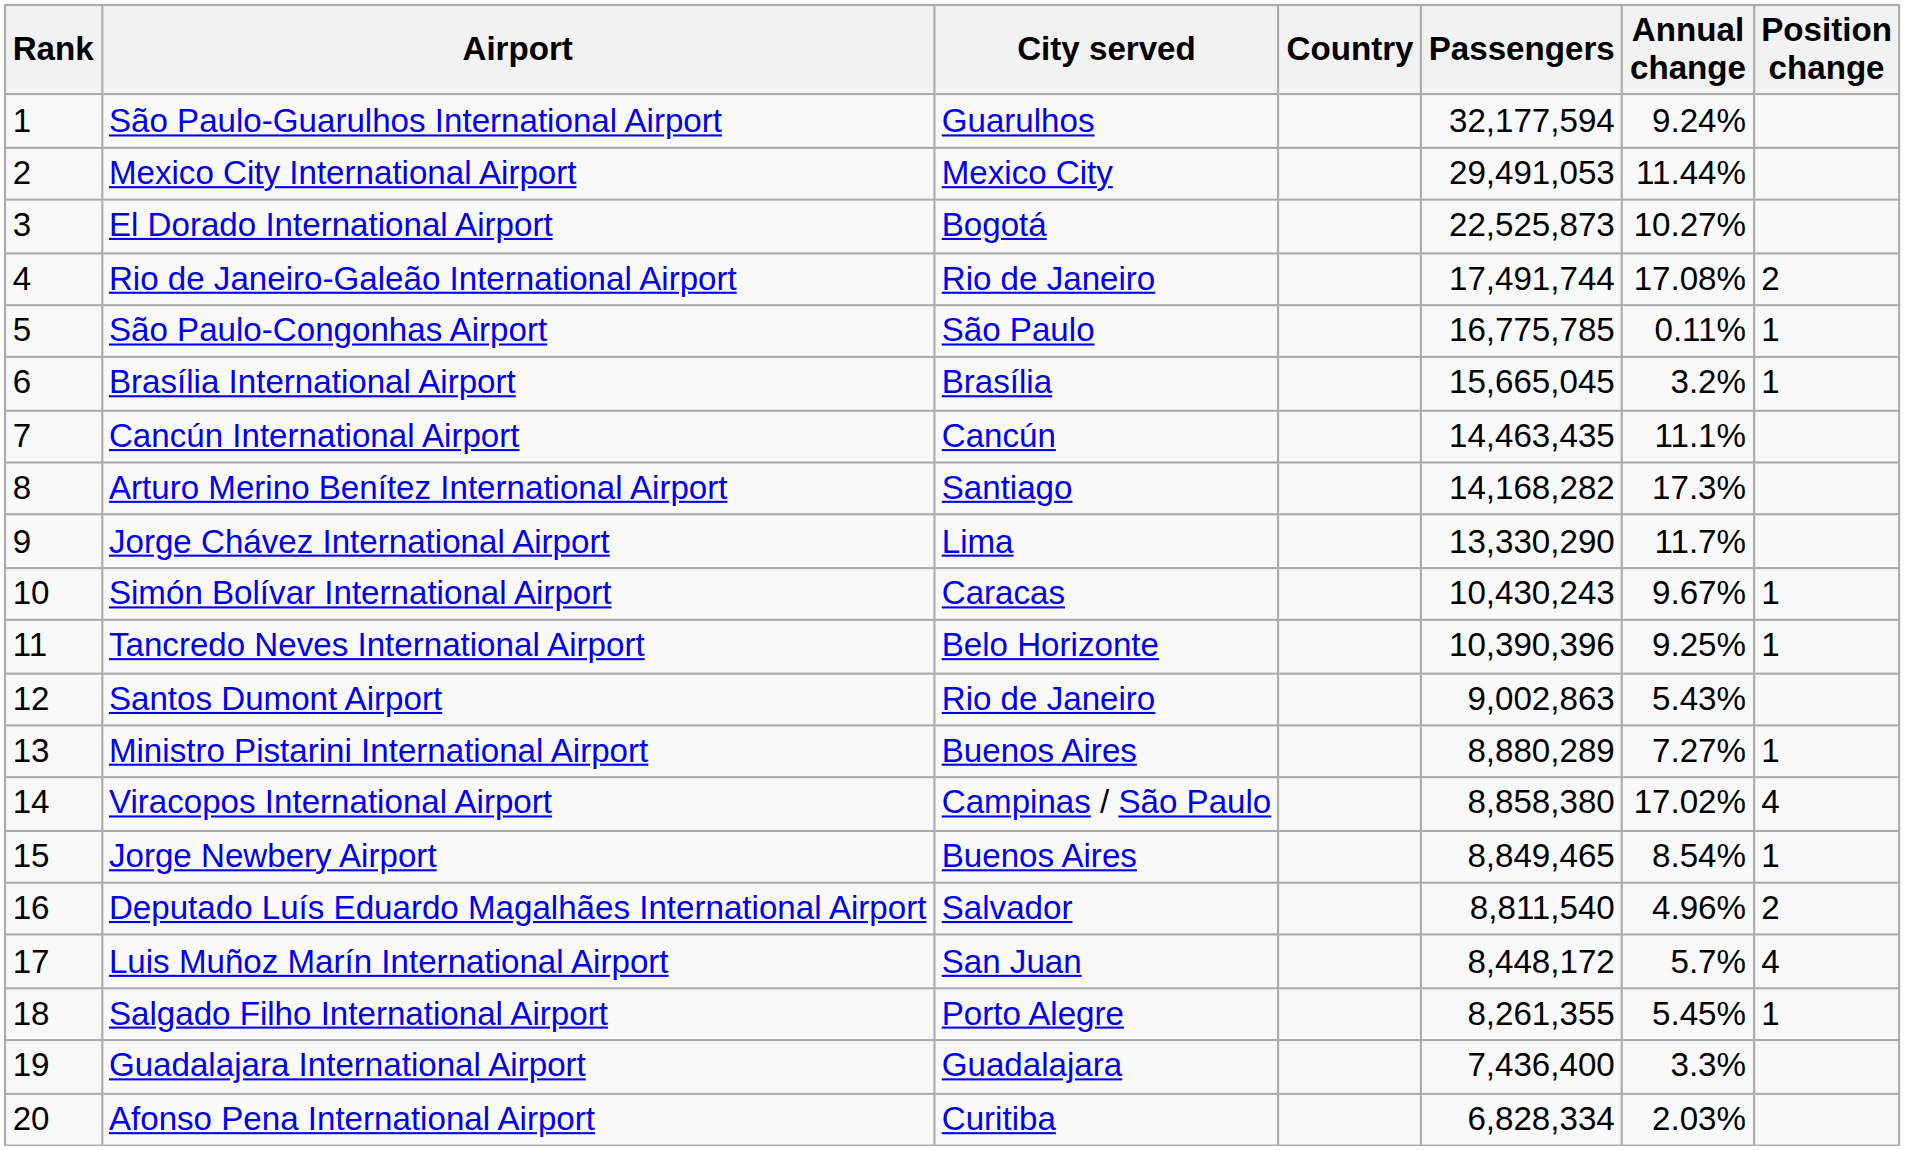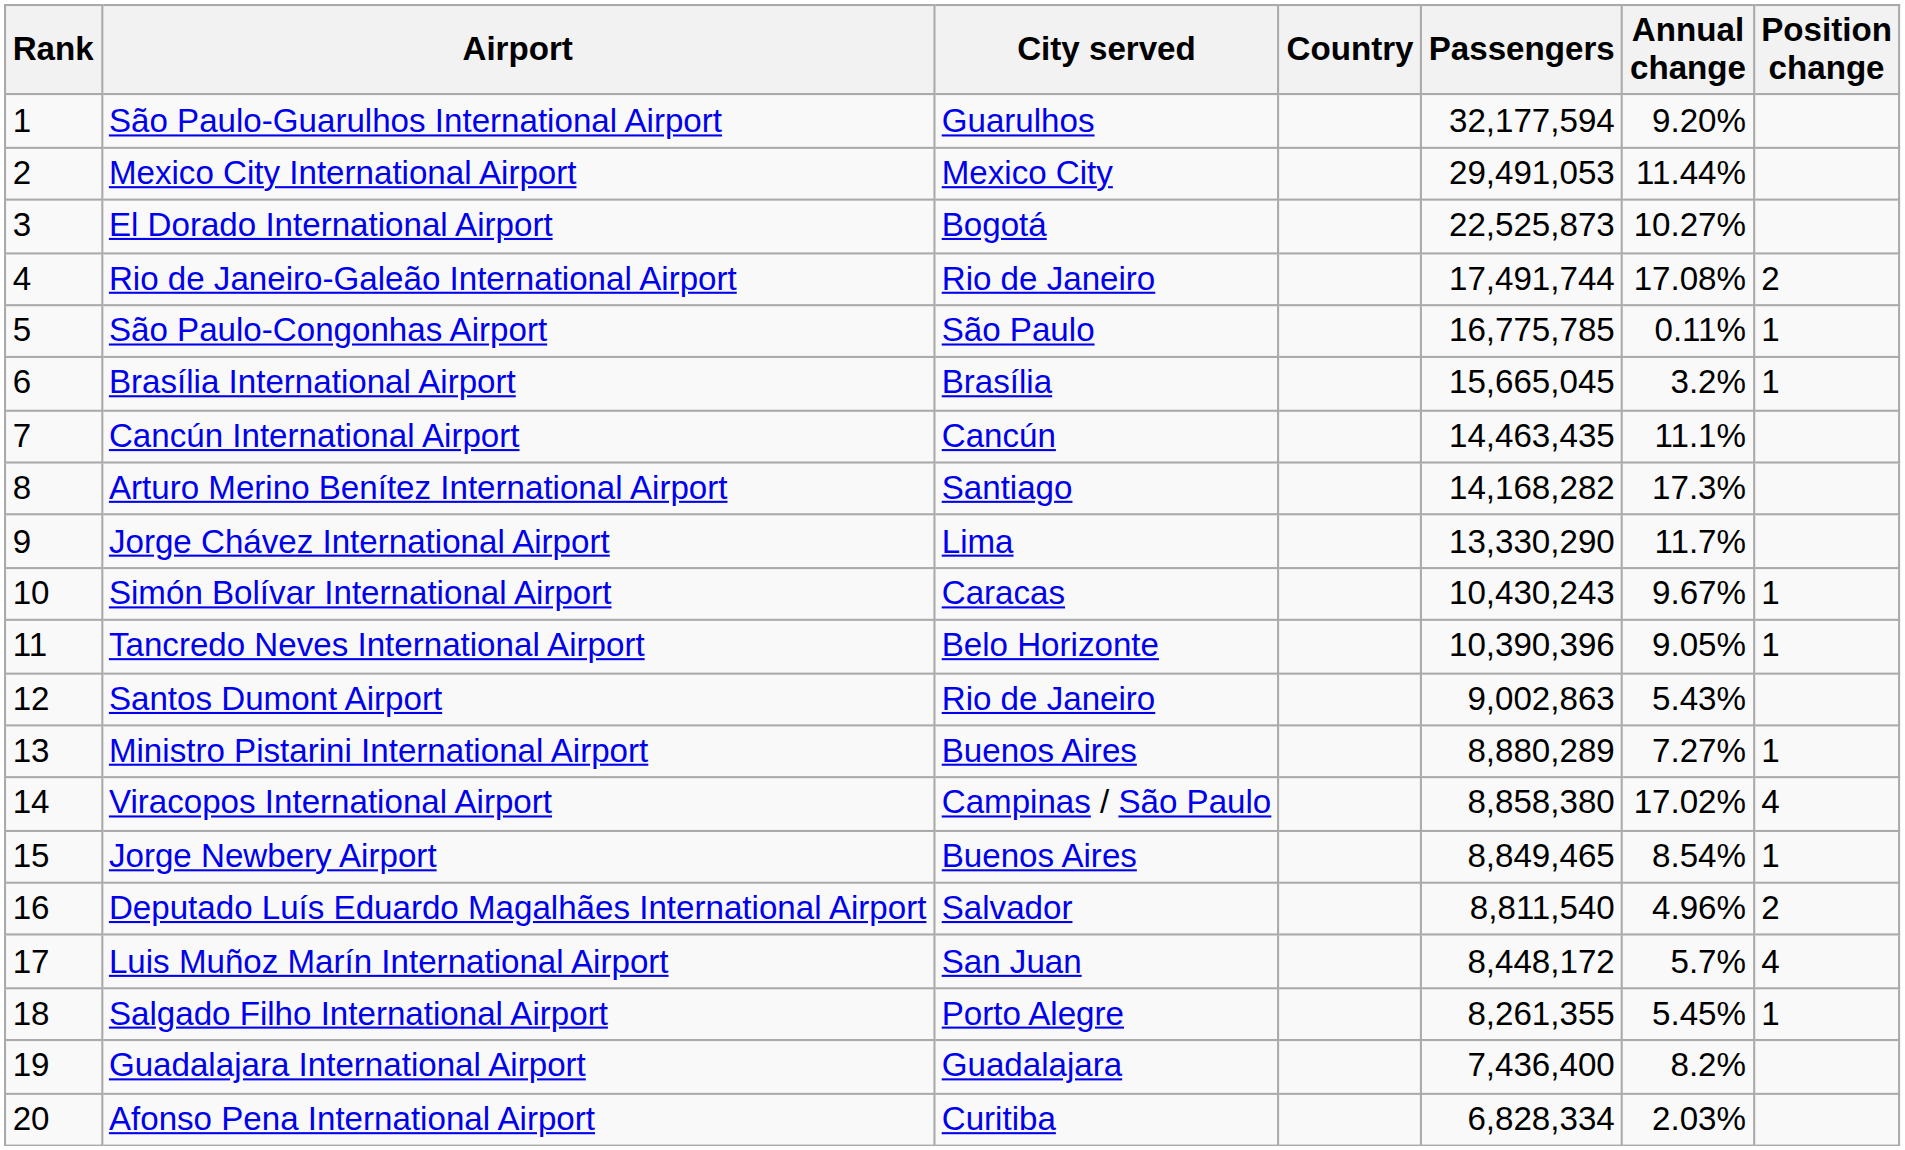(1699, 120) 9.24% -> (1699, 120) 9.20%
(1699, 645) 9.25% -> (1699, 645) 9.05%
(1708, 1066) 3.3% -> (1708, 1066) 8.2%
